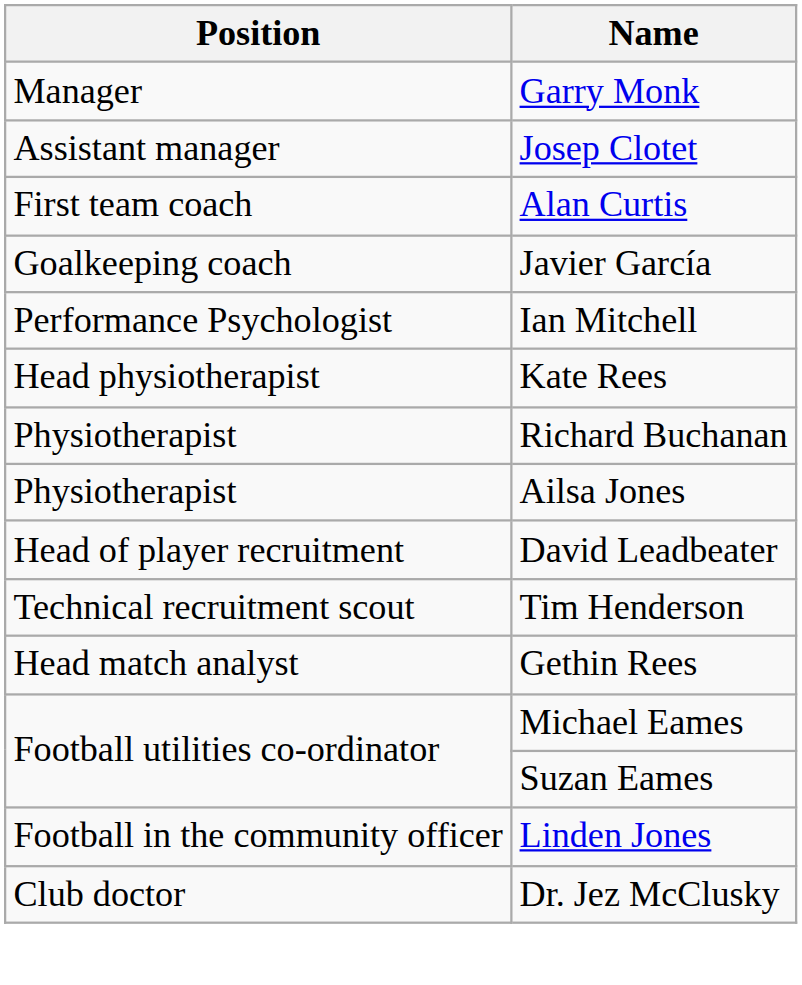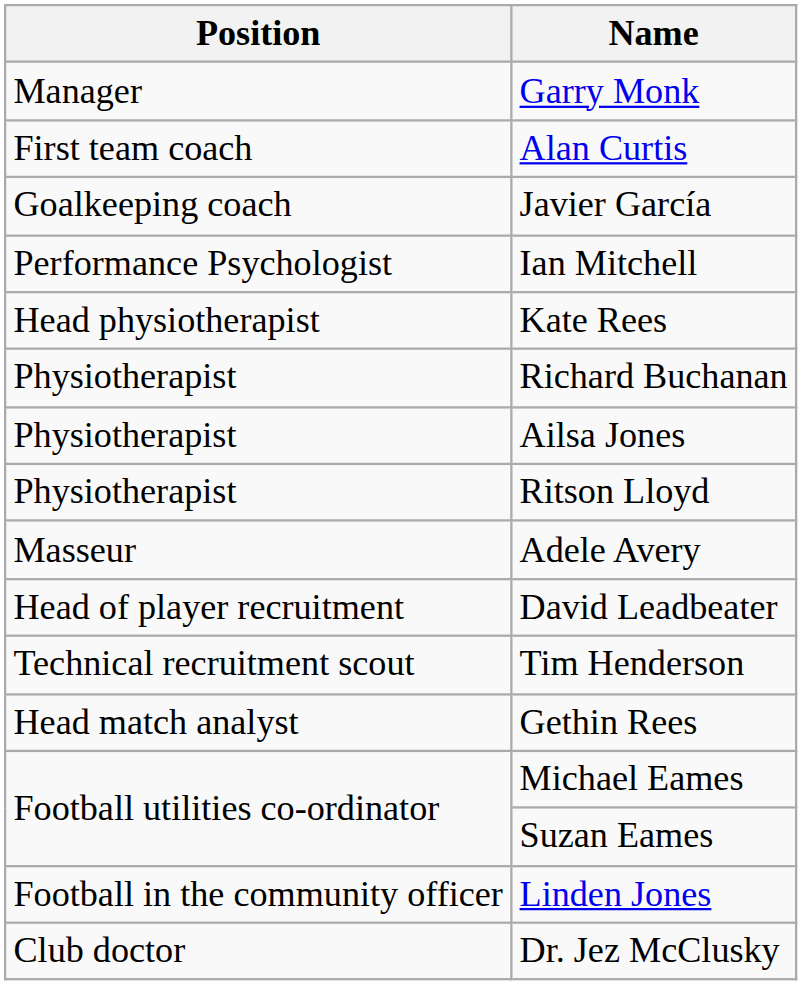- row: (608, 147)
+ row: (615, 491)
+ row: (610, 549)
